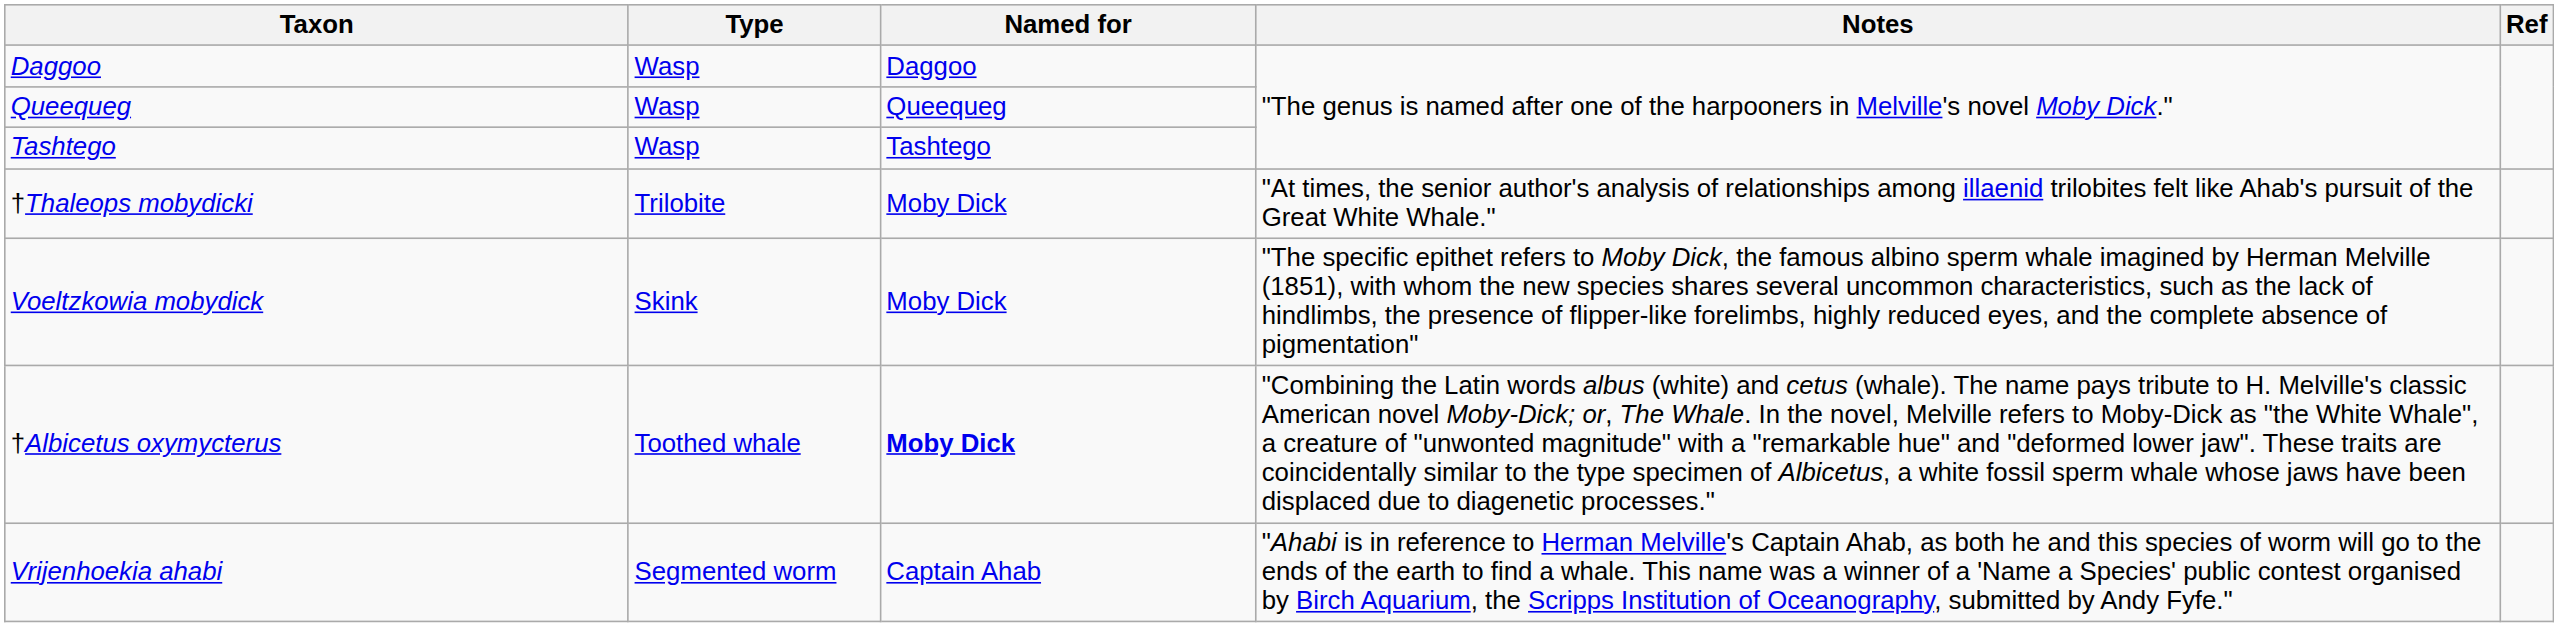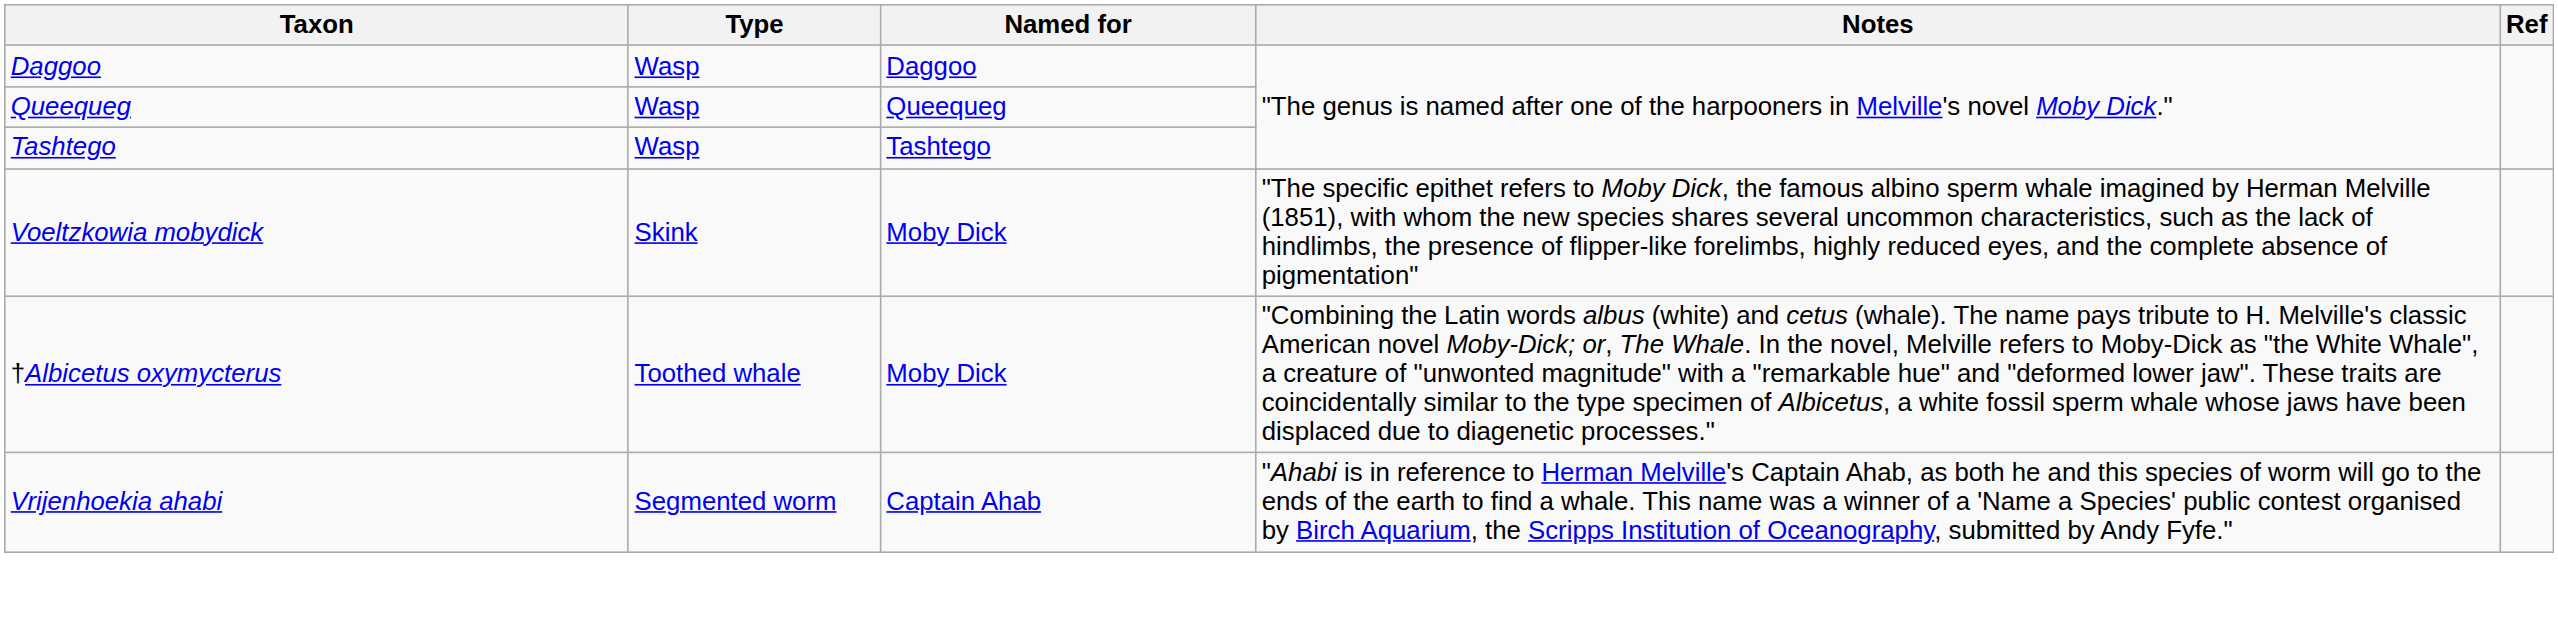- row: (132, 202)
(951, 443) bold -> (946, 374) normal
